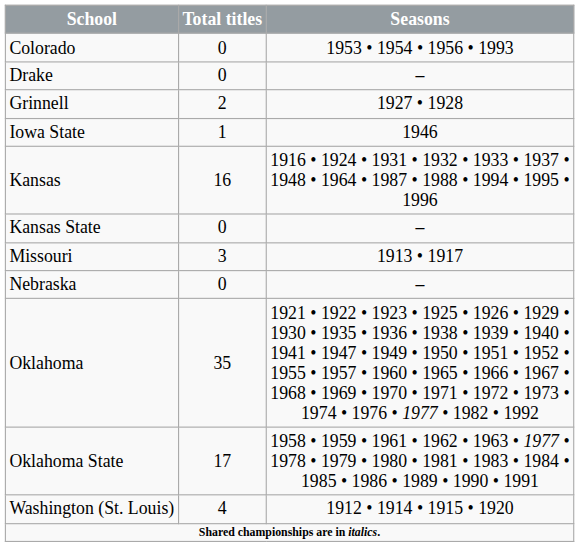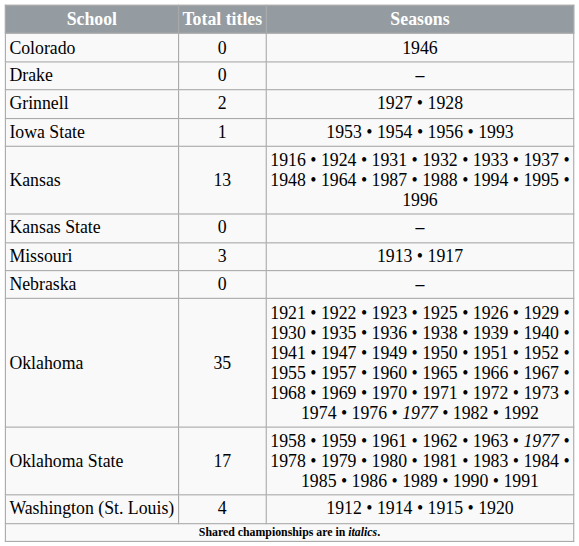(420, 47) 1953 • 1954 • 1956 • 1993 -> (420, 47) 1946
(420, 132) 1946 -> (420, 132) 1953 • 1954 • 1956 • 1993
(222, 180) 16 -> (222, 180) 13
